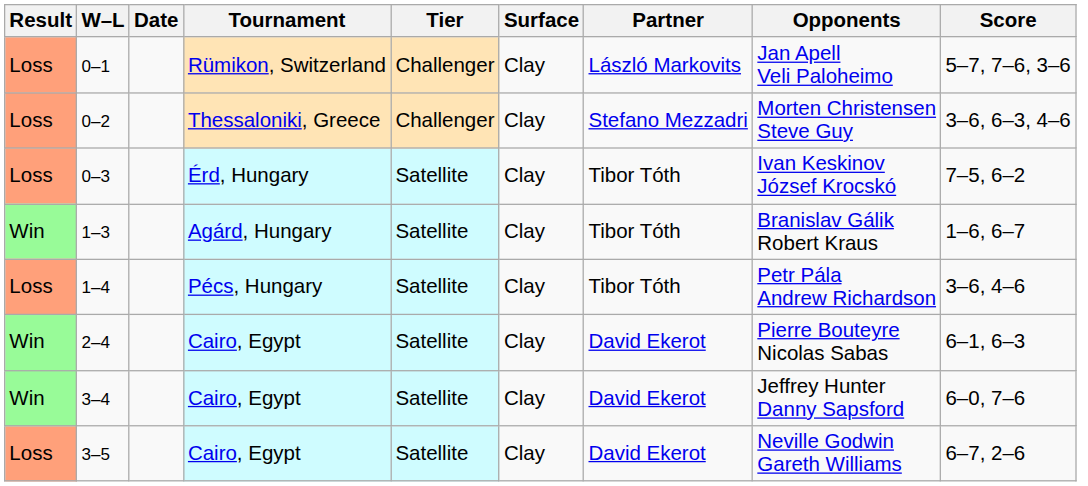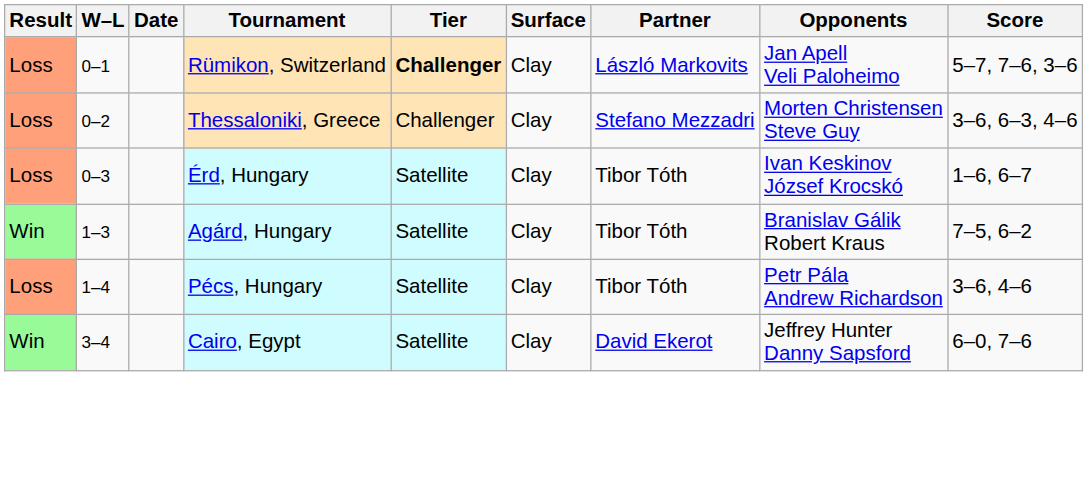(445, 64) normal -> (448, 64) bold
(985, 175) 7–5, 6–2 -> (992, 175) 1–6, 6–7
(985, 231) 1–6, 6–7 -> (992, 231) 7–5, 6–2
- row: (96, 343)
- row: (96, 454)
